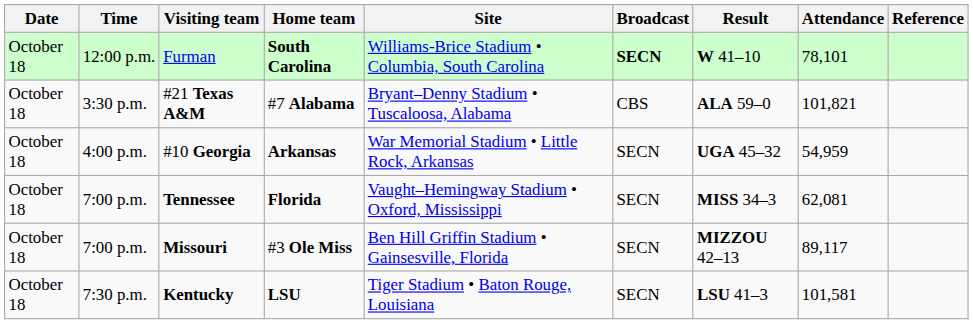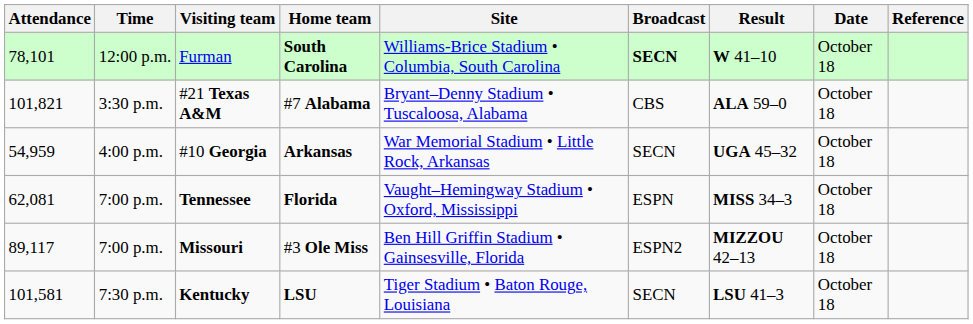columns swapped: (42, 18) <-> (843, 18)
(638, 199) SECN -> (653, 199) ESPN
(638, 247) SECN -> (657, 247) ESPN2
